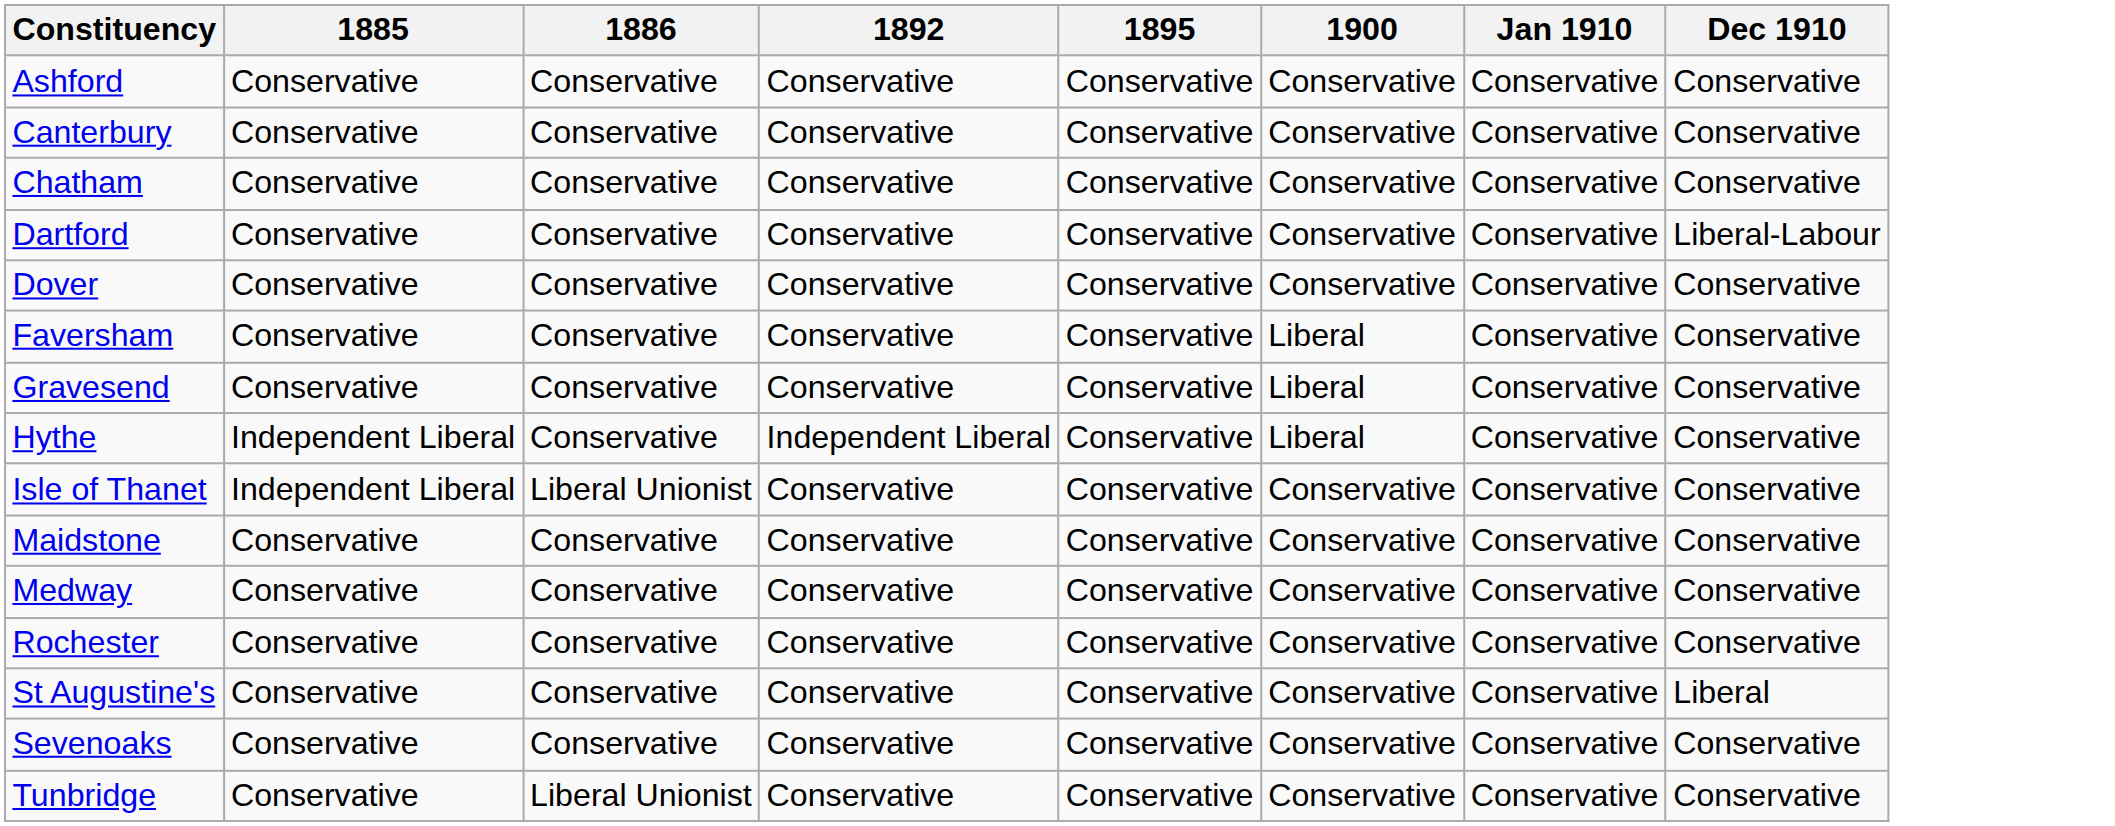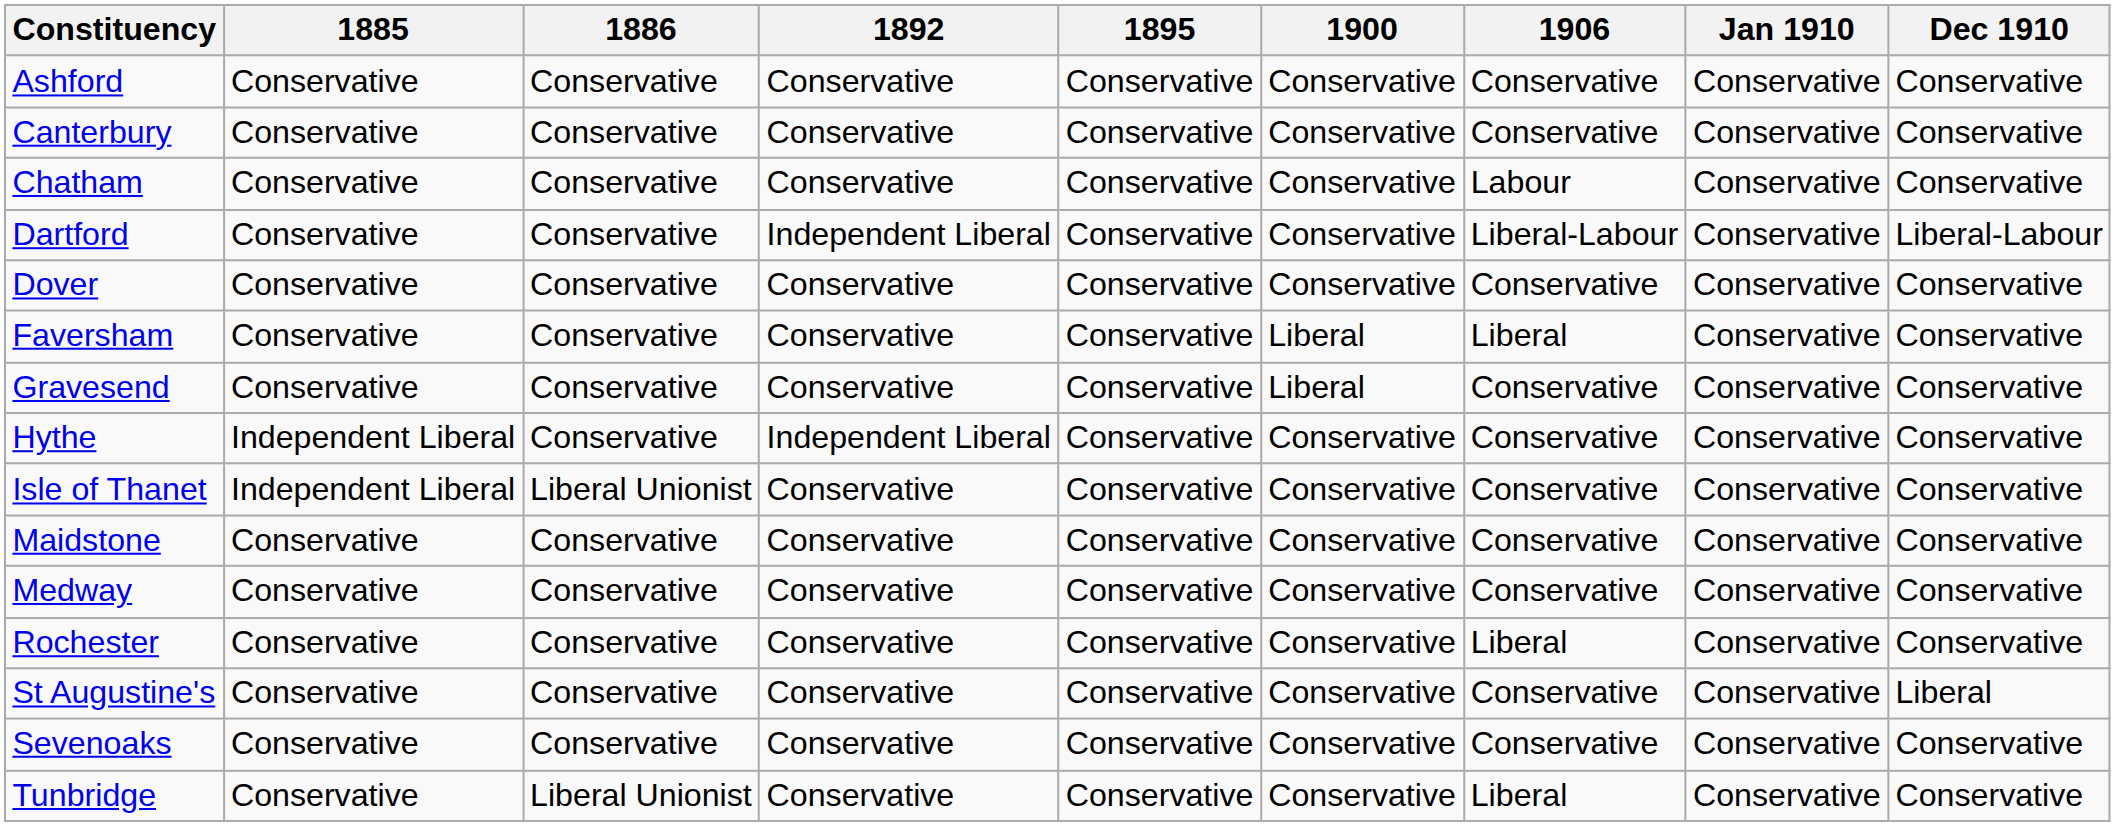+ column: (1574, 30)
(860, 234) Conservative -> (909, 234) Independent Liberal
(1316, 438) Liberal -> (1362, 438) Conservative
